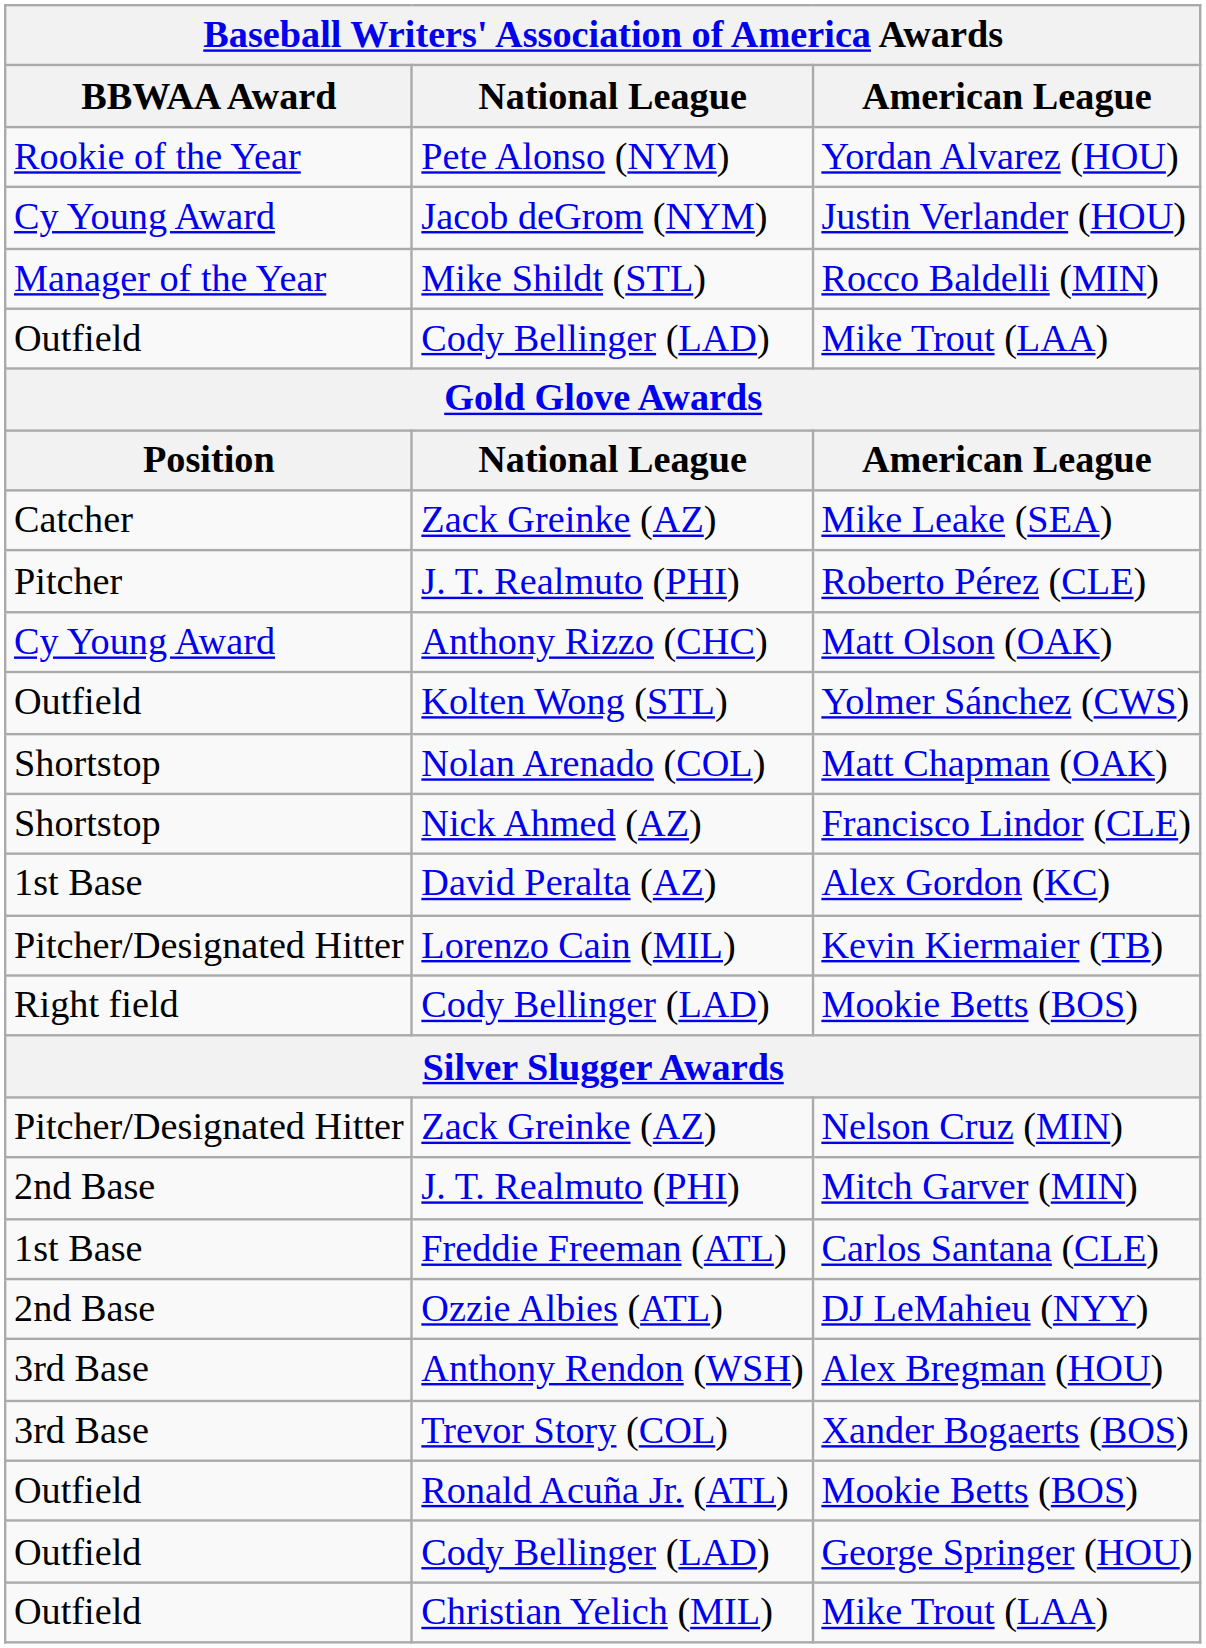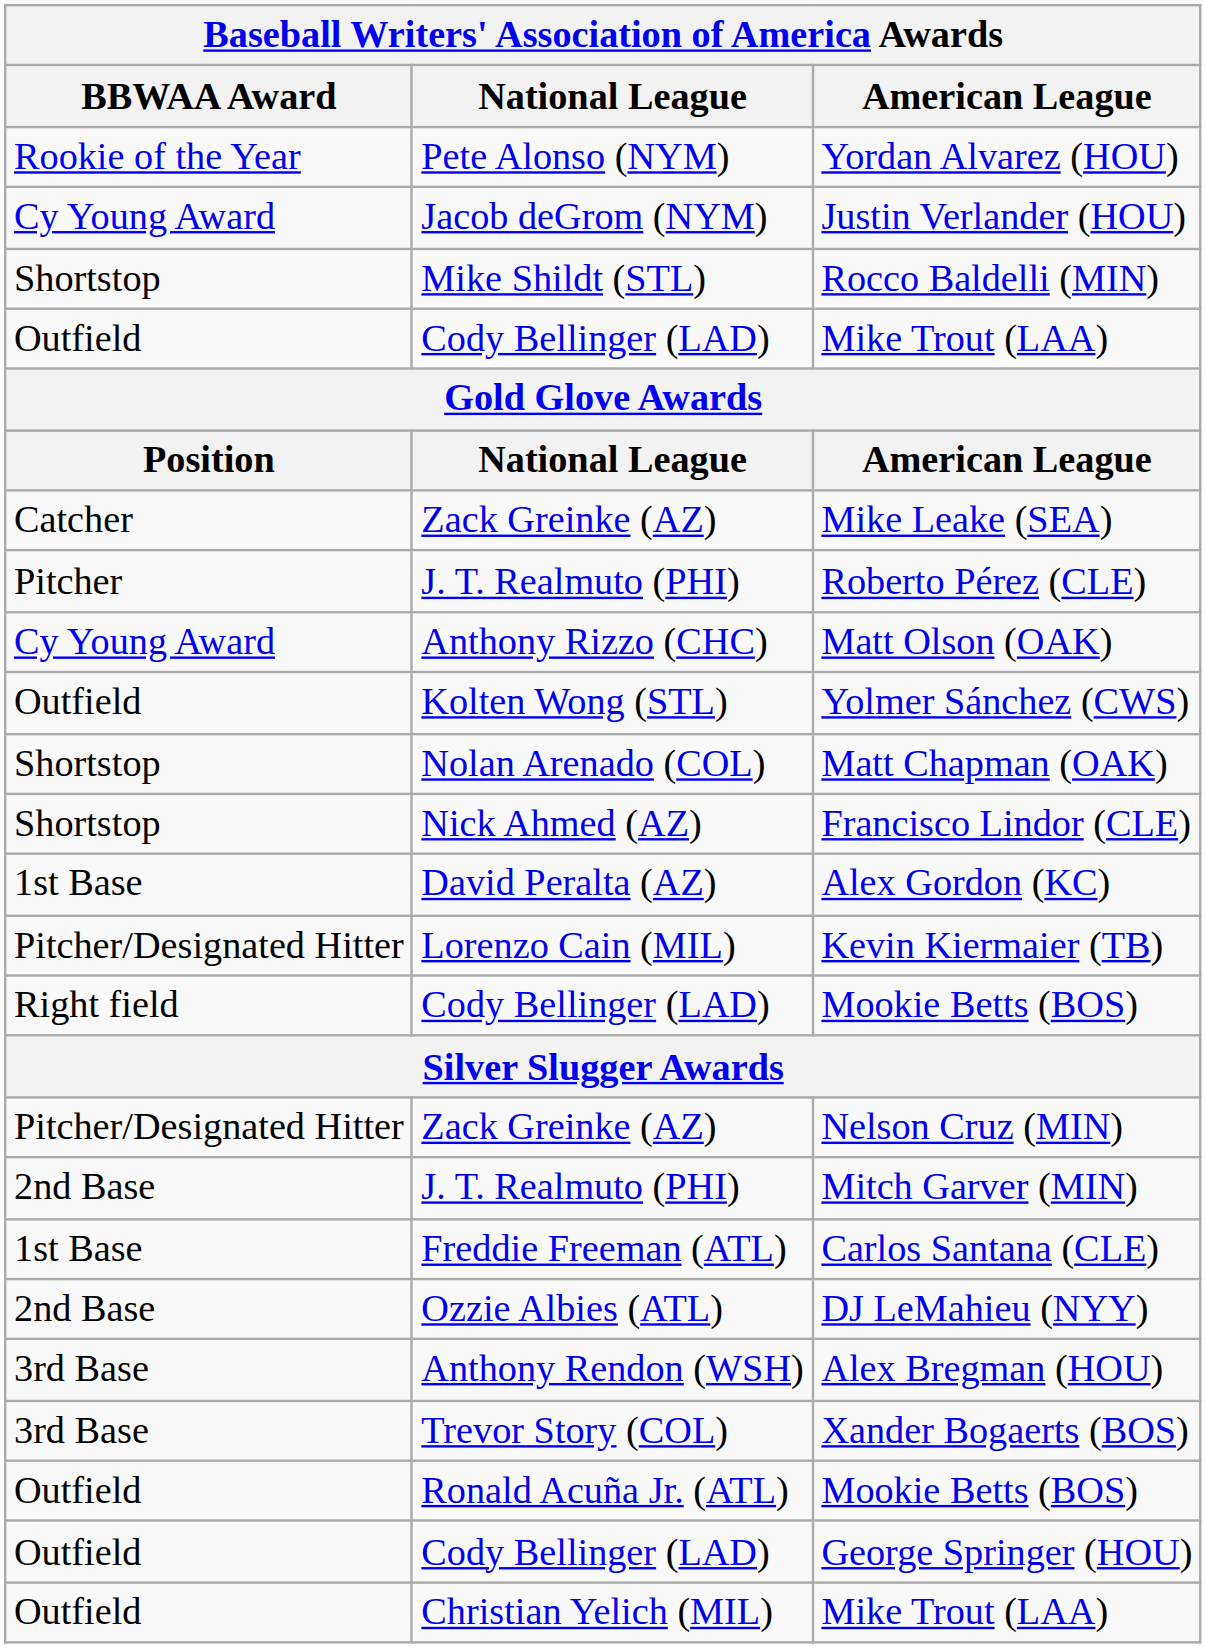(170, 277) Manager of the Year -> (87, 277) Shortstop
